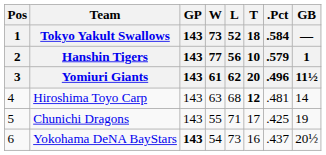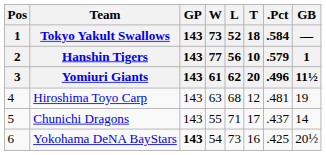(254, 98) bold -> (254, 98) normal
(302, 98) 14 -> (302, 98) 19
(278, 118) .425 -> (278, 118) .437
(302, 118) 19 -> (302, 118) 14
(278, 139) .437 -> (278, 139) .425
